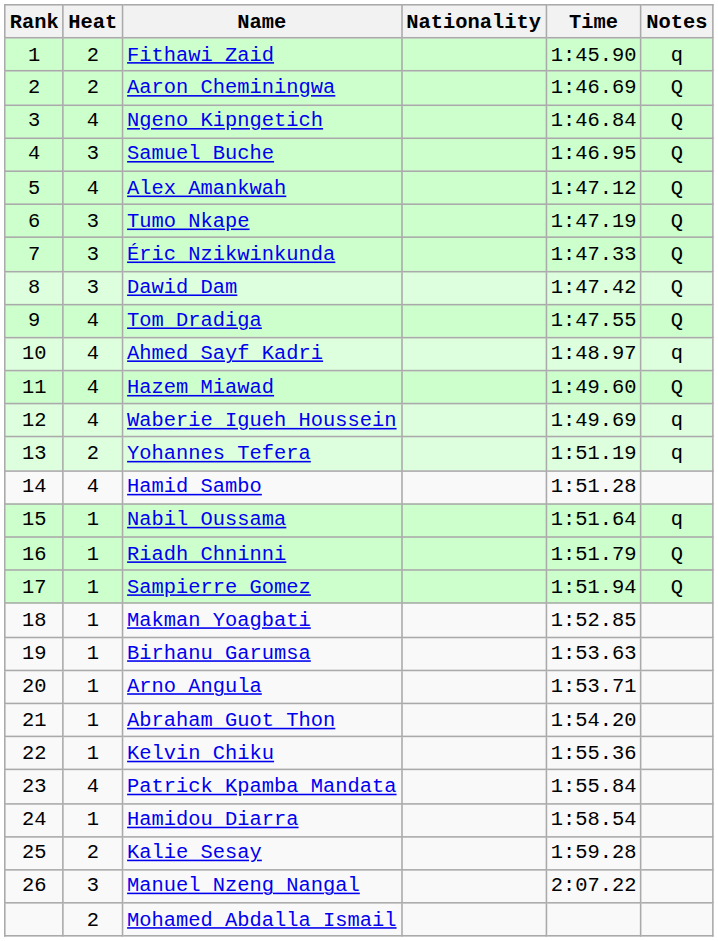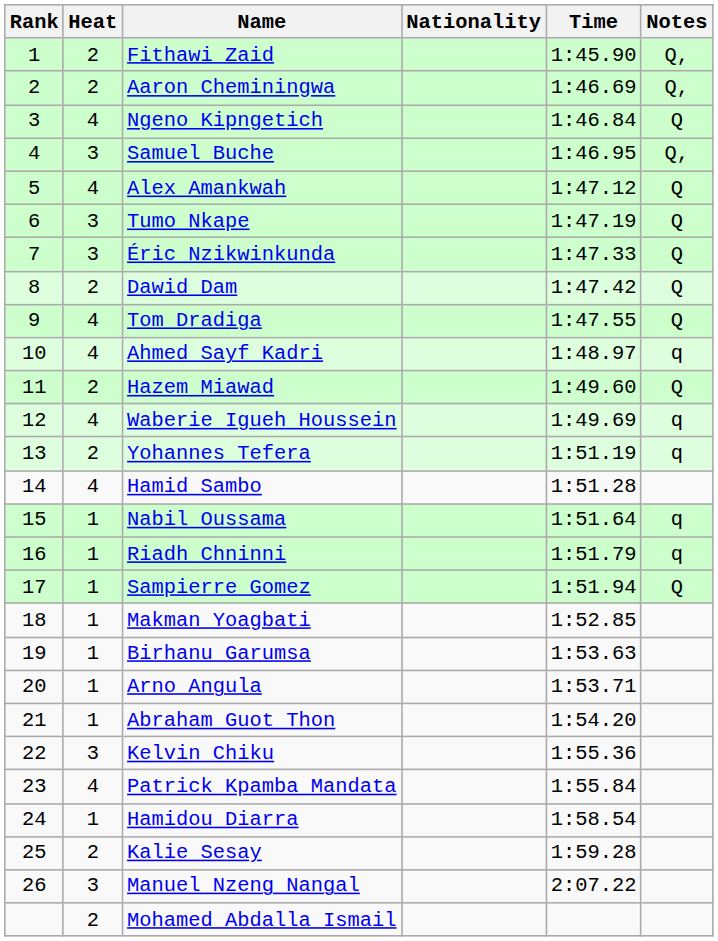(677, 55) q -> (677, 55) Q,
(677, 88) Q -> (677, 88) Q,
(677, 154) Q -> (677, 154) Q,
(93, 288) 3 -> (93, 288) 2
(93, 387) 4 -> (93, 387) 2
(677, 554) Q -> (677, 554) q
(93, 753) 1 -> (93, 753) 3
